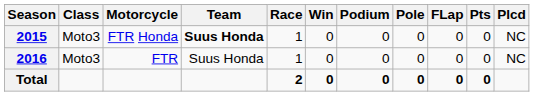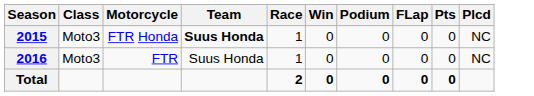- column: (410, 15)
